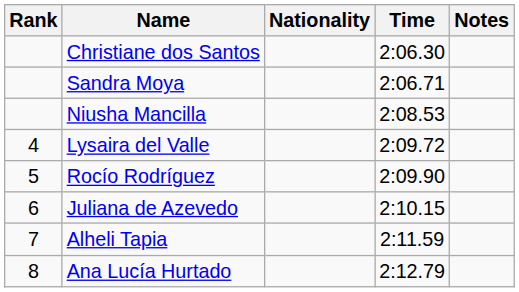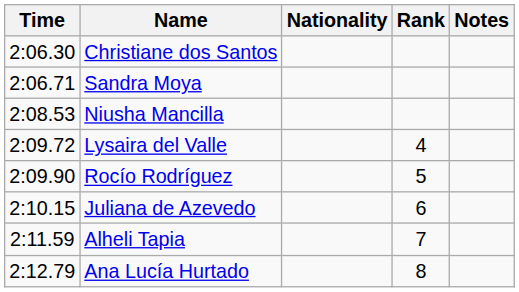columns swapped: (33, 20) <-> (412, 20)
